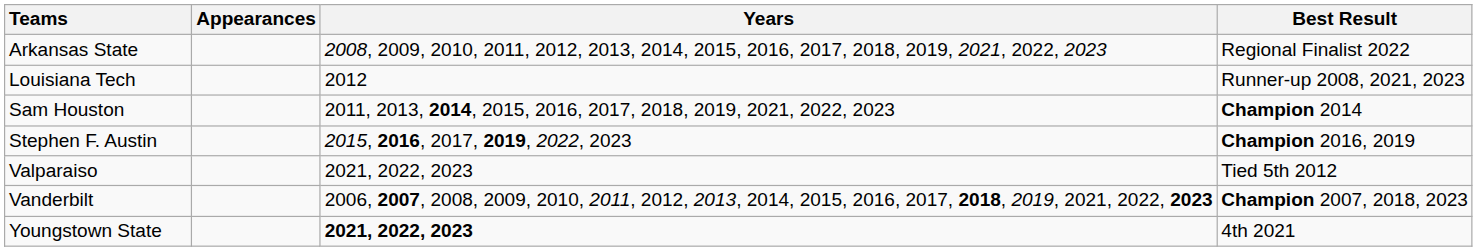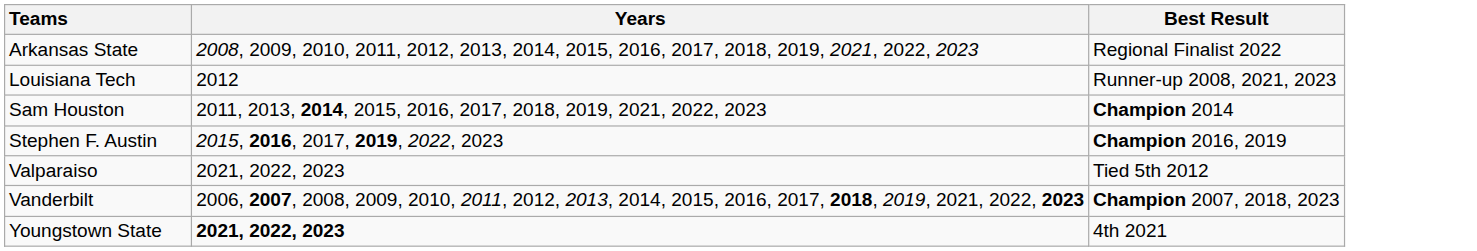- column: (256, 19)
